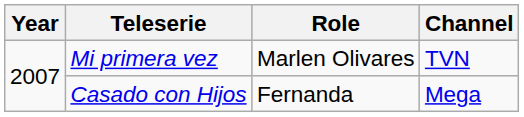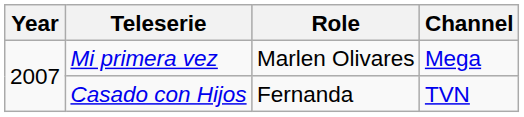(447, 58) TVN -> (453, 58) Mega
(453, 94) Mega -> (447, 94) TVN
